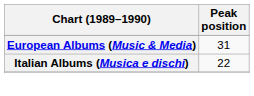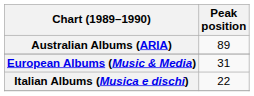+ row: (102, 44)
